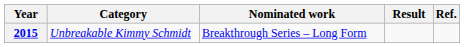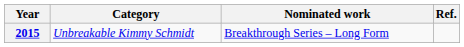- column: (409, 14)
